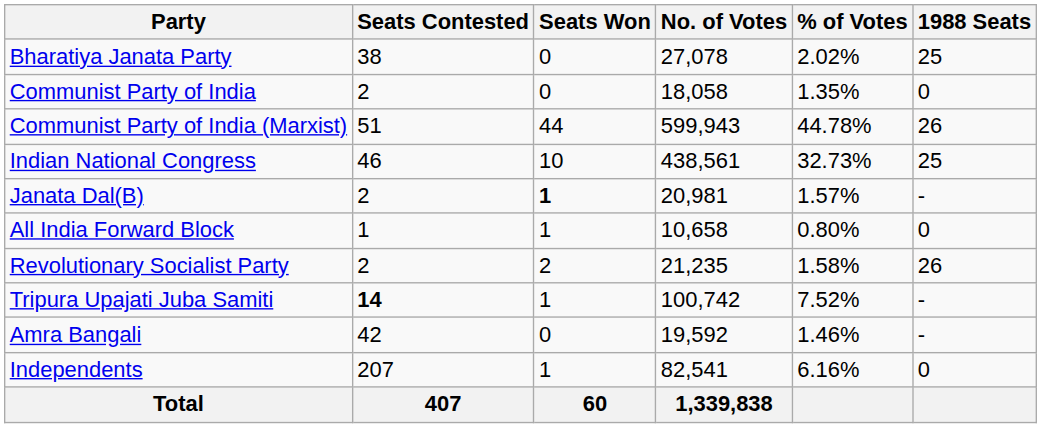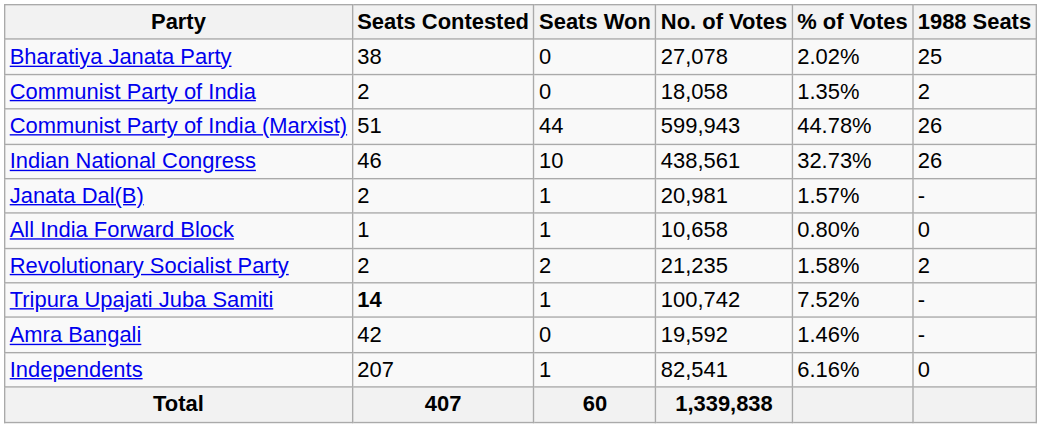(924, 91) 0 -> (924, 91) 2
(930, 160) 25 -> (930, 160) 26
(545, 195) bold -> (545, 195) normal
(930, 265) 26 -> (924, 265) 2
